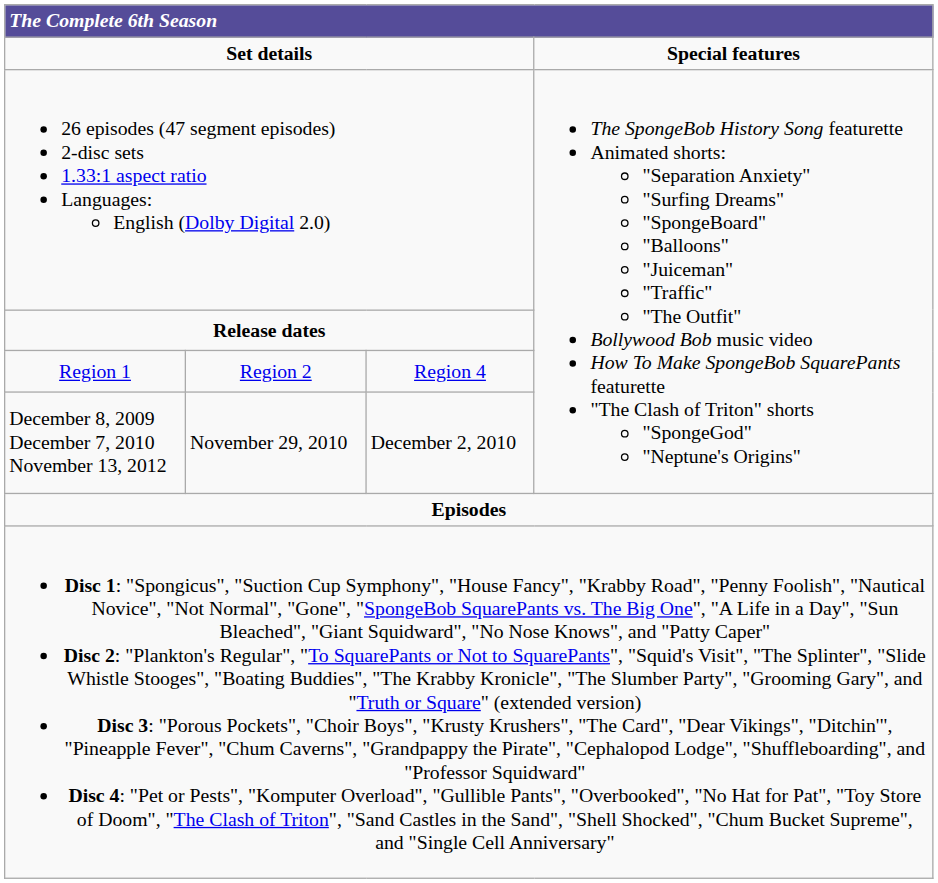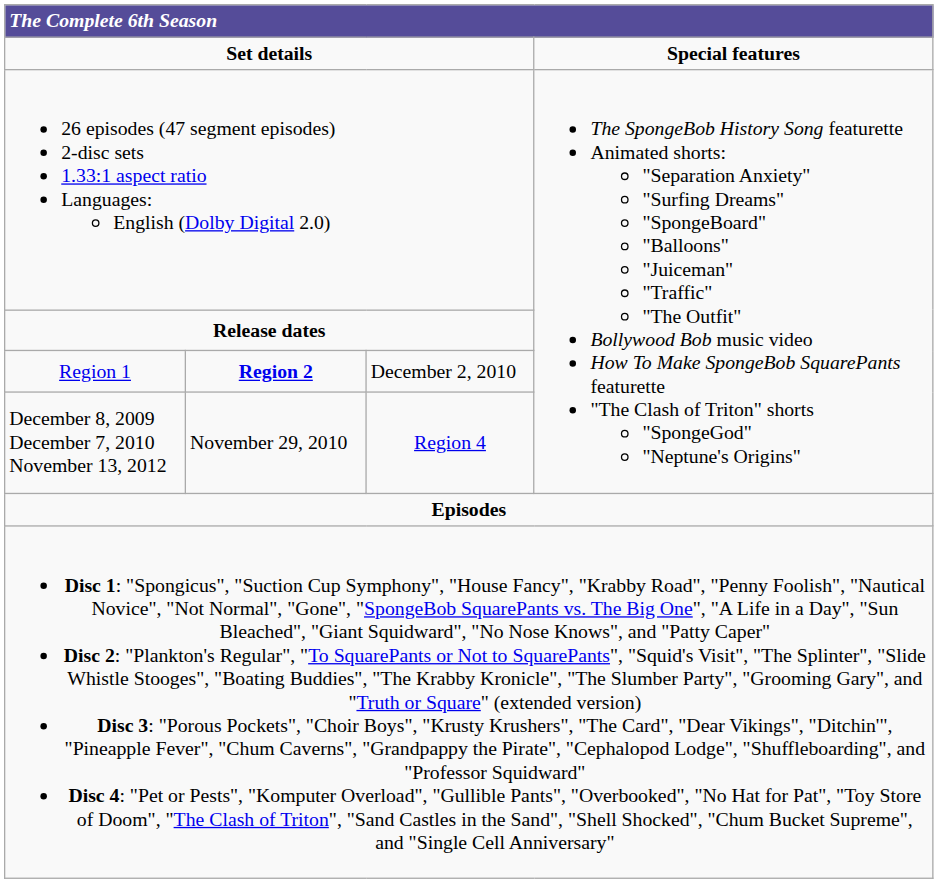(276, 371) normal -> (276, 371) bold
(450, 371) Region 4 -> (443, 371) December 2, 2010
(443, 442) December 2, 2010 -> (450, 442) Region 4
